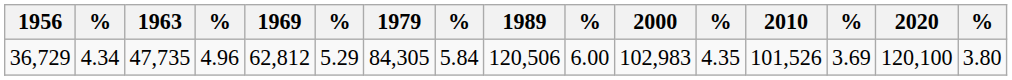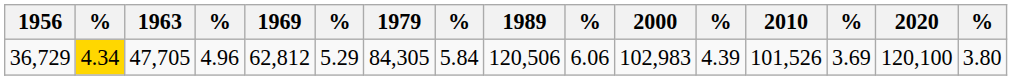(100, 57) no background -> (100, 57) gold background
(160, 57) 47,735 -> (160, 57) 47,705
(590, 57) 6.00 -> (590, 57) 6.06
(721, 57) 4.35 -> (721, 57) 4.39
